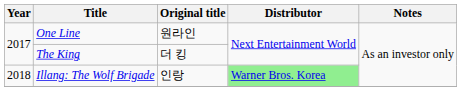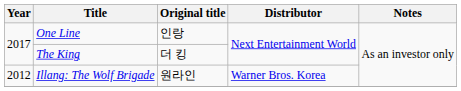(178, 33) 원라인 -> (172, 33) 인랑
(19, 75) 2018 -> (19, 75) 2012
(172, 75) 인랑 -> (178, 75) 원라인
(278, 75) lightgreen background -> (278, 75) no background
